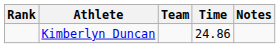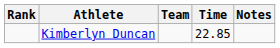(213, 33) 24.86 -> (213, 33) 22.85
